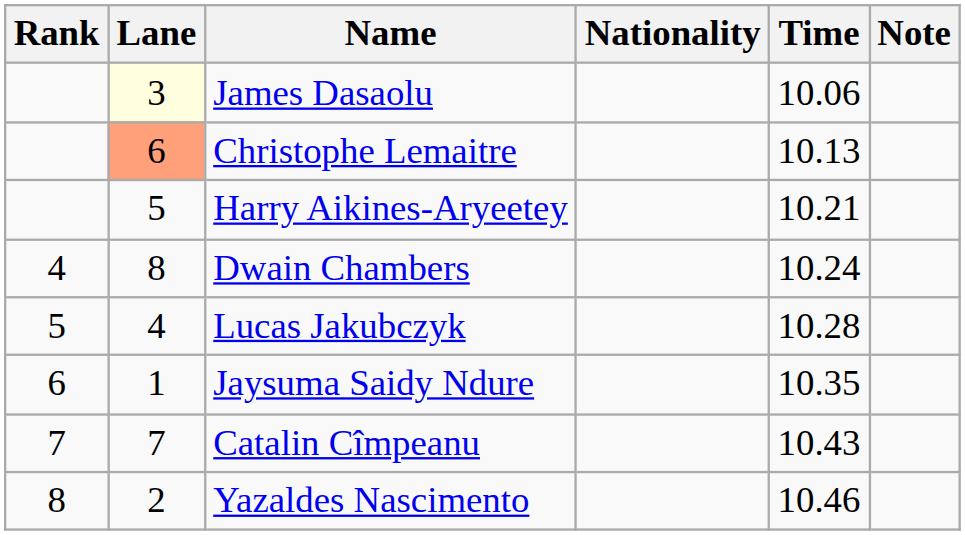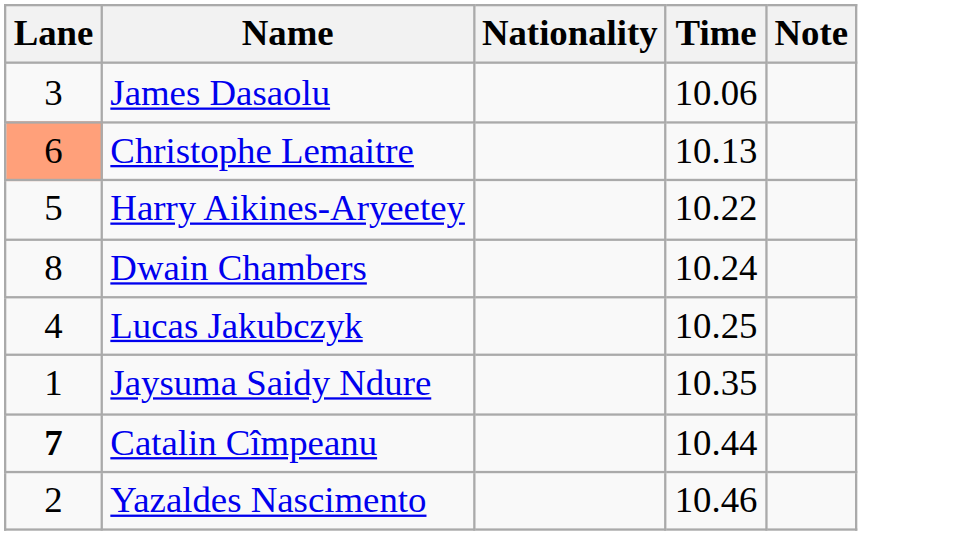- column: (57, 33)
(156, 92) lightyellow background -> (53, 92) no background
(819, 208) 10.21 -> (716, 208) 10.22
(819, 325) 10.28 -> (716, 325) 10.25
(156, 442) normal -> (53, 442) bold
(819, 442) 10.43 -> (716, 442) 10.44
